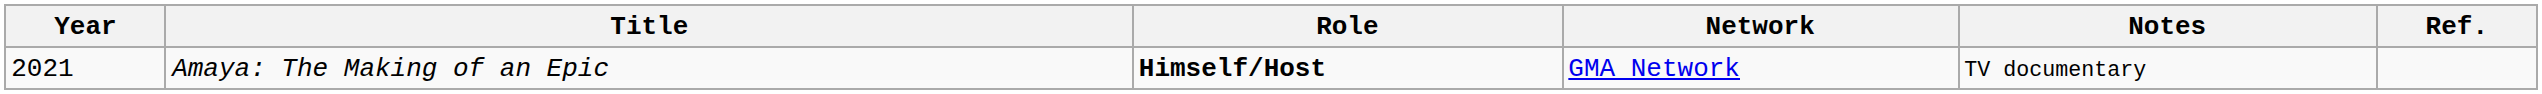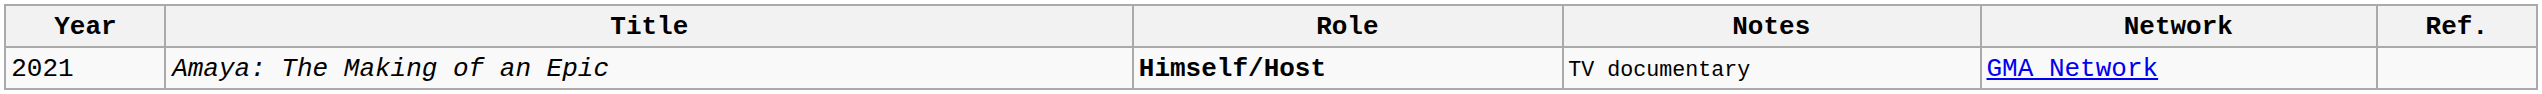columns swapped: (1760, 26) <-> (2167, 26)
